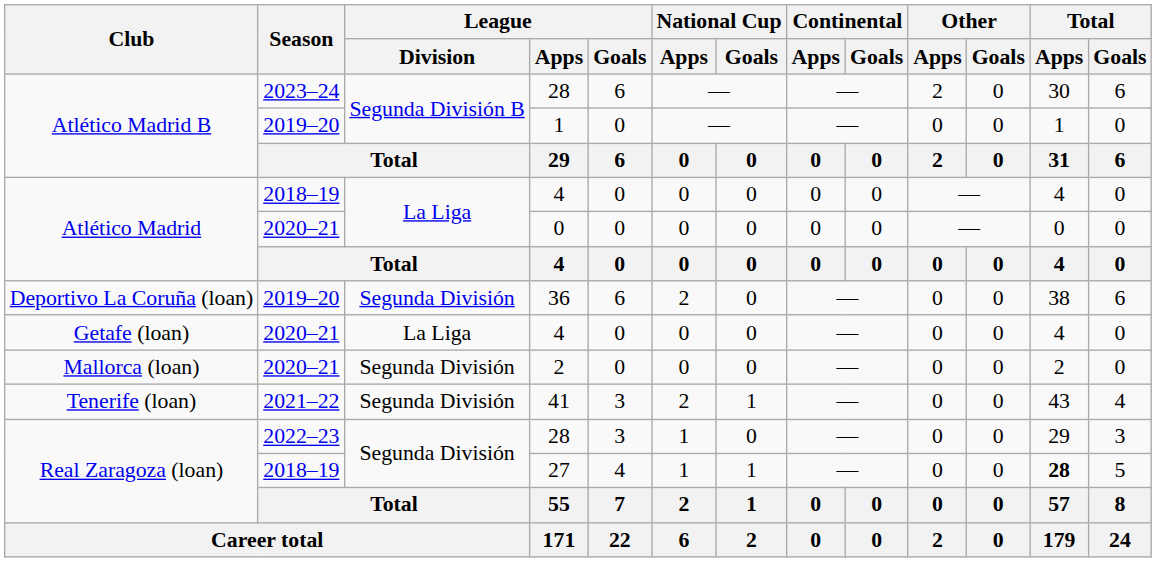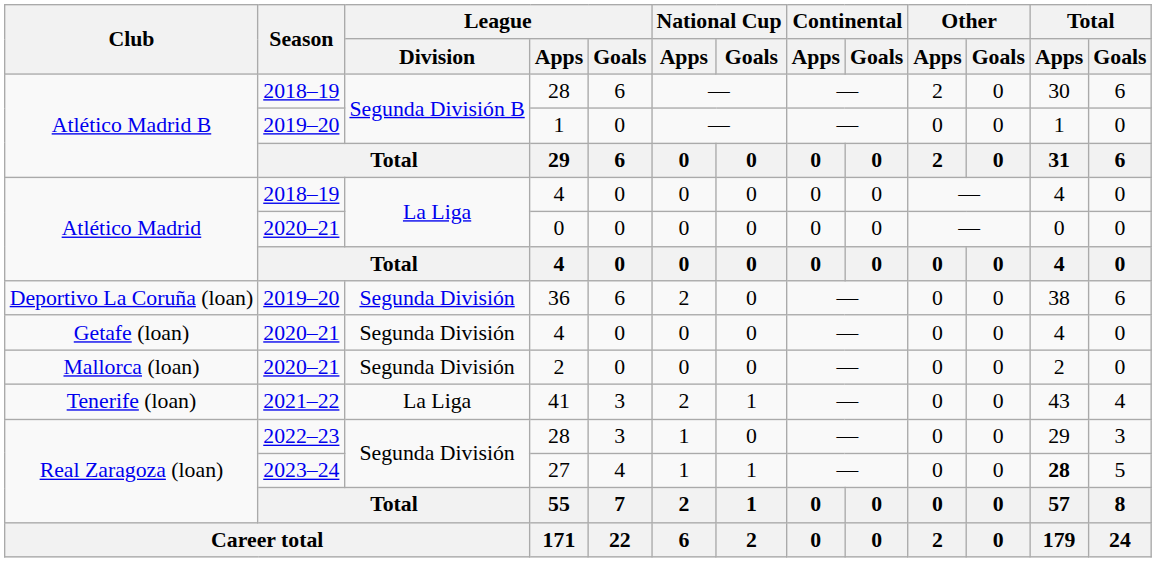(301, 90) 2023–24 -> (301, 90) 2018–19
(437, 332) La Liga -> (437, 332) Segunda División
(437, 401) Segunda División -> (437, 401) La Liga
(301, 470) 2018–19 -> (301, 470) 2023–24
